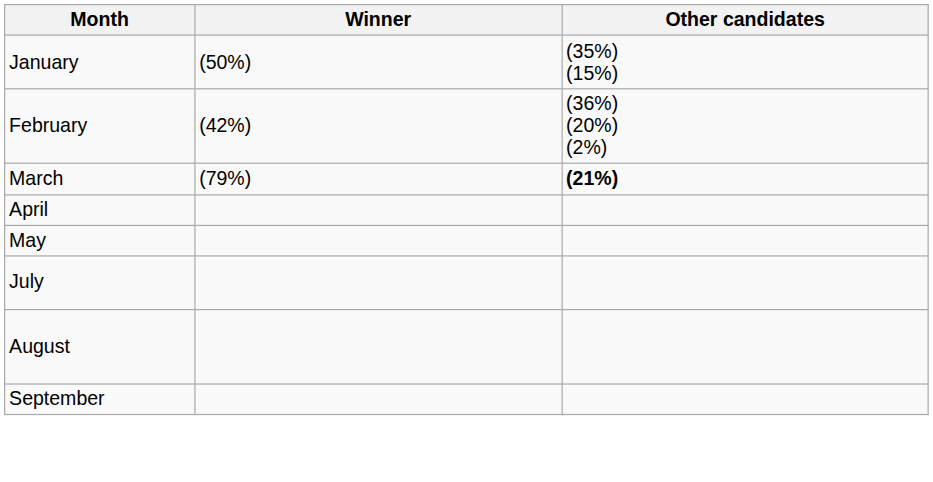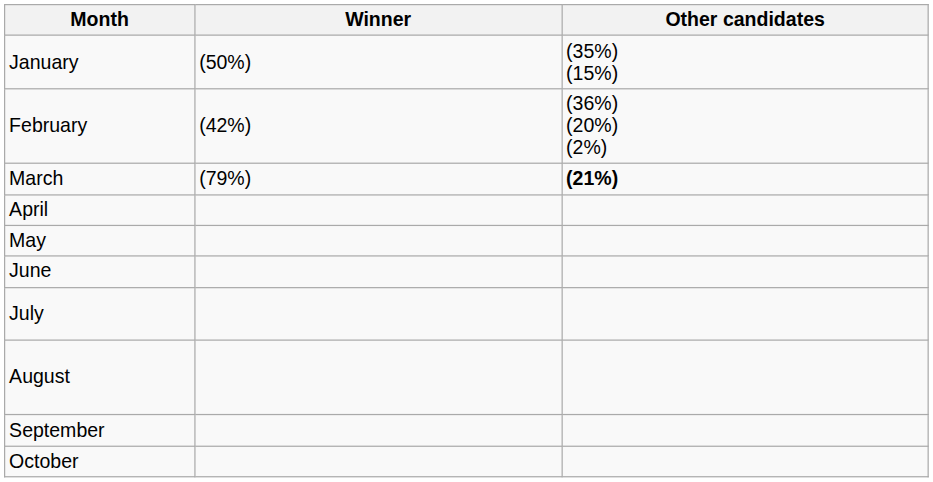+ row: (30, 271)
+ row: (44, 461)
